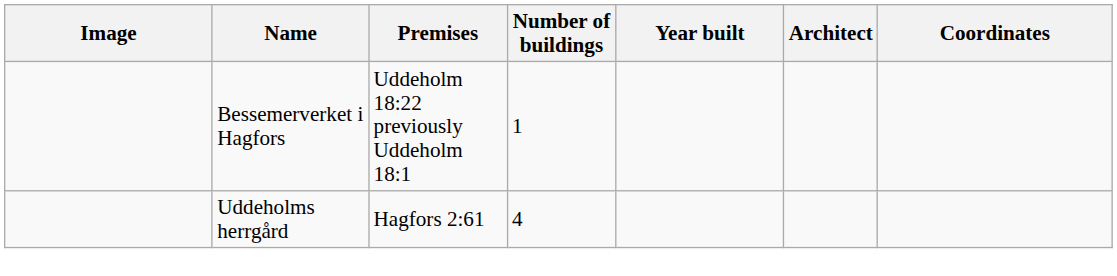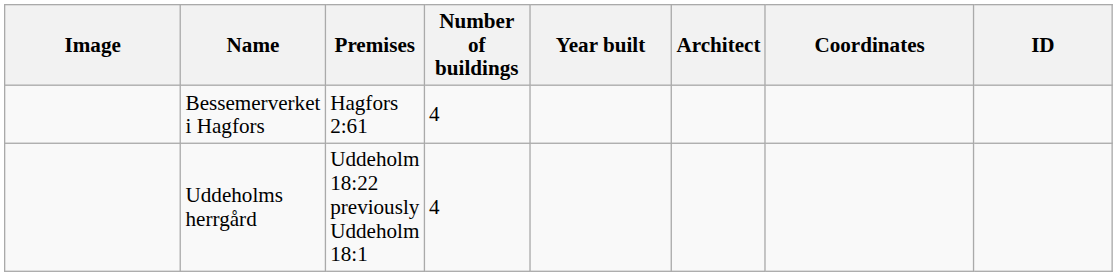+ column: (1043, 45)
(418, 126) Uddeholm 18:22 previously Uddeholm 18:1 -> (364, 114) Hagfors 2:61
(517, 126) 1 -> (434, 114) 4
(429, 218) Hagfors 2:61 -> (375, 207) Uddeholm 18:22 previously Uddeholm 18:1
